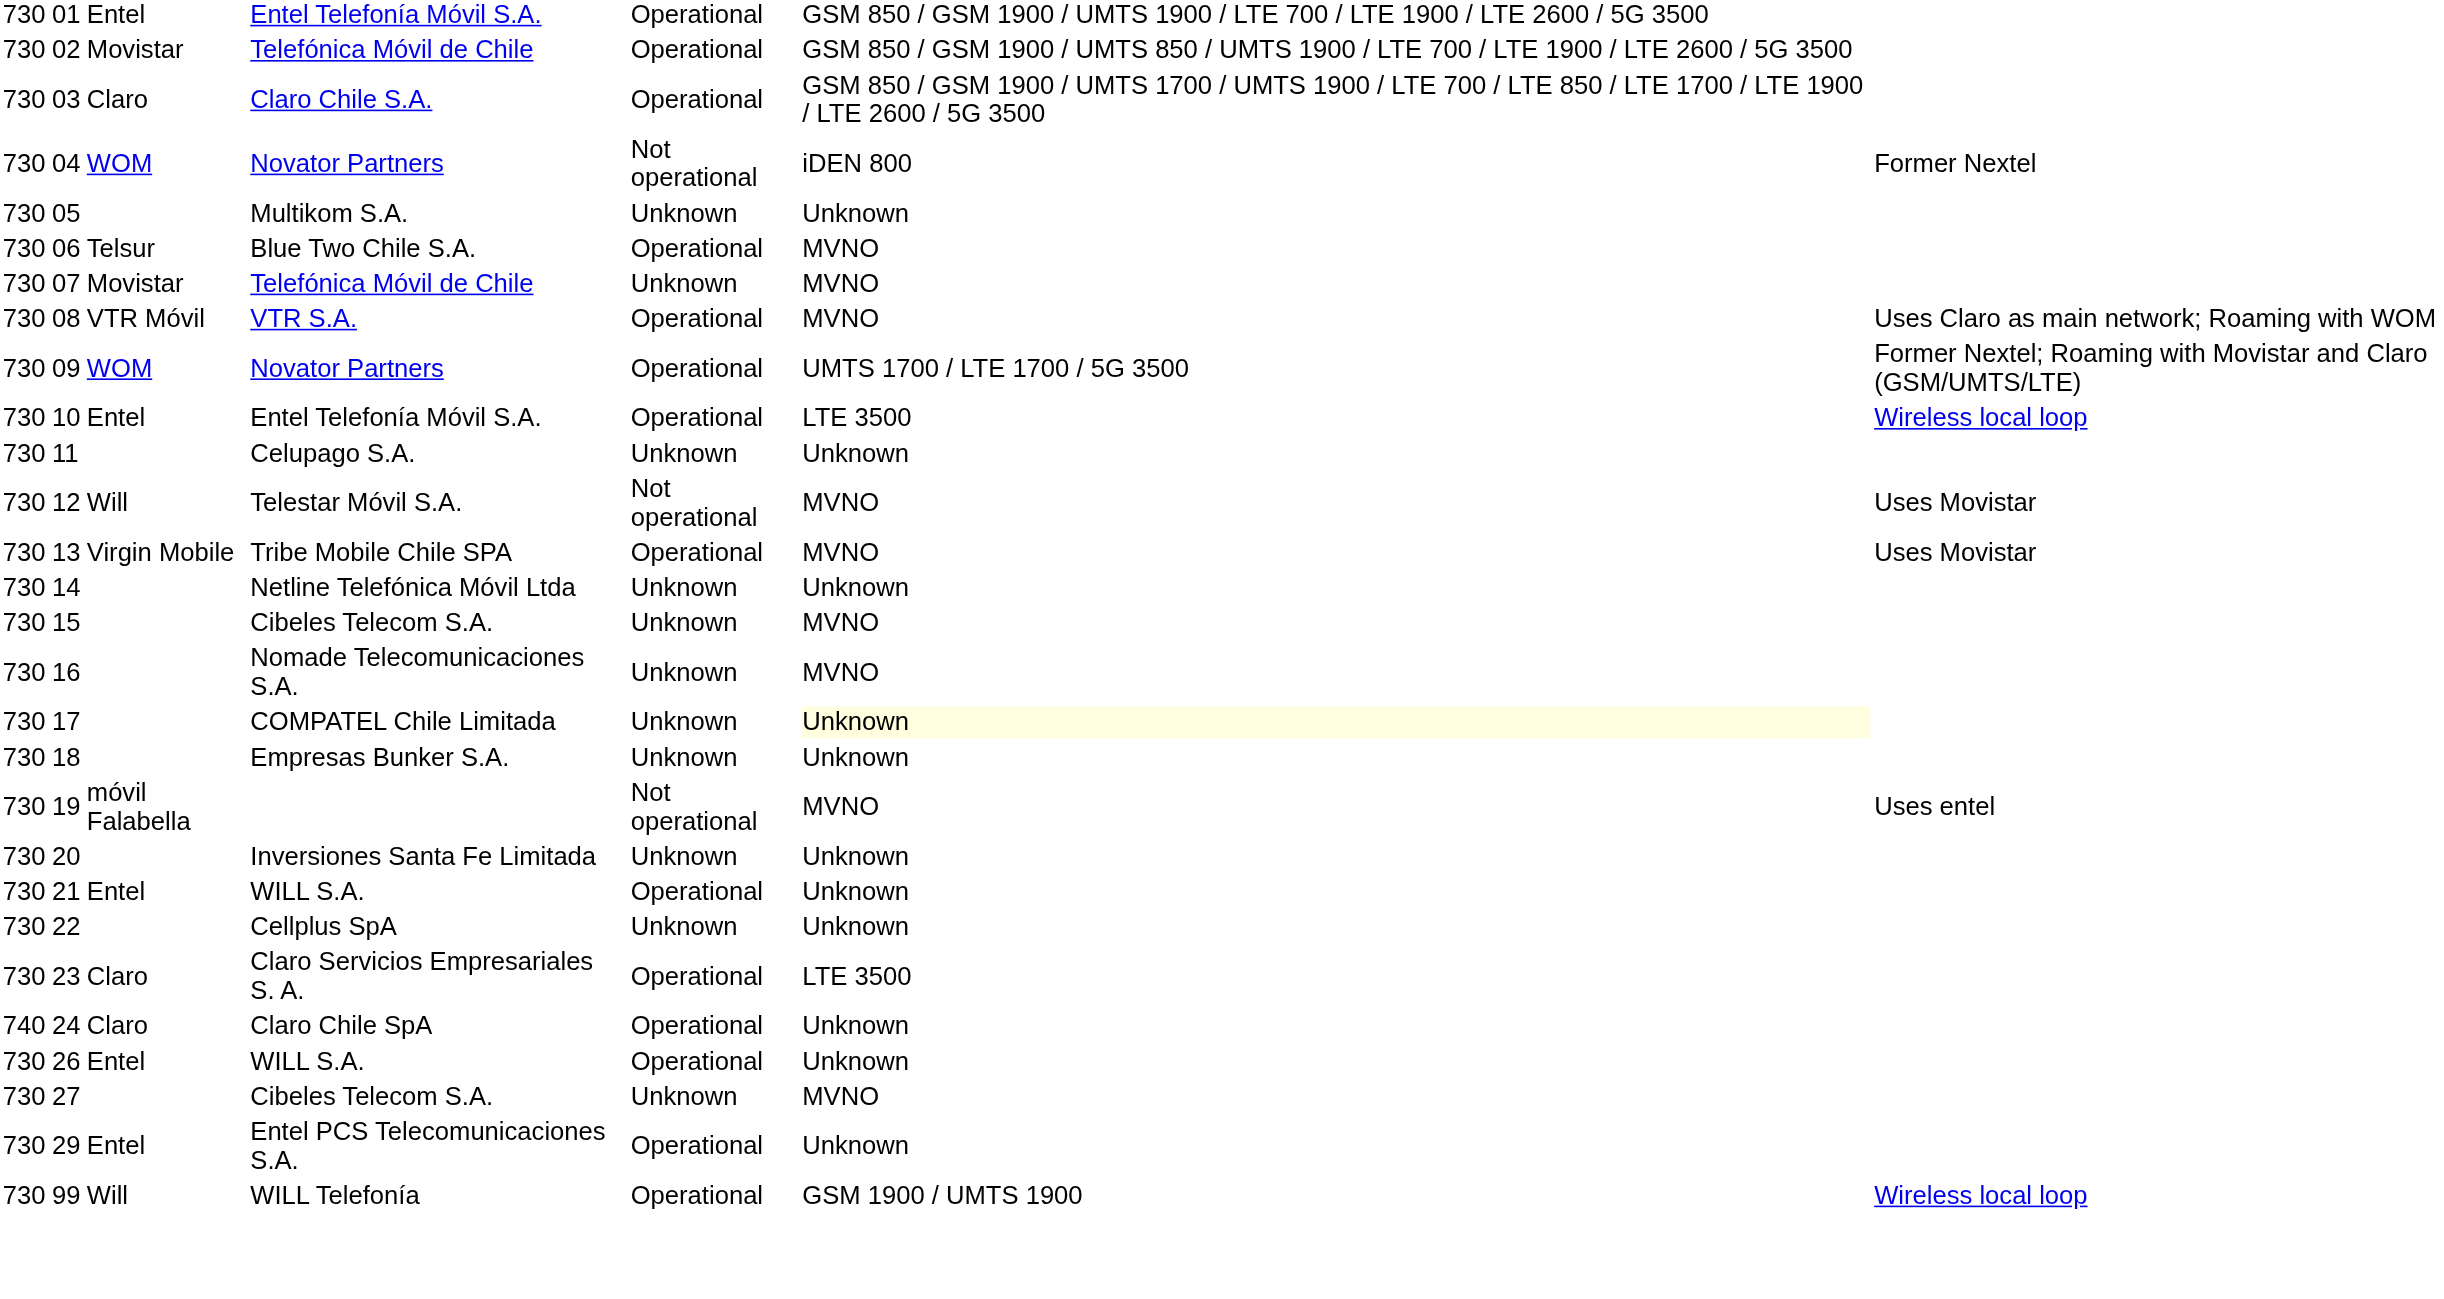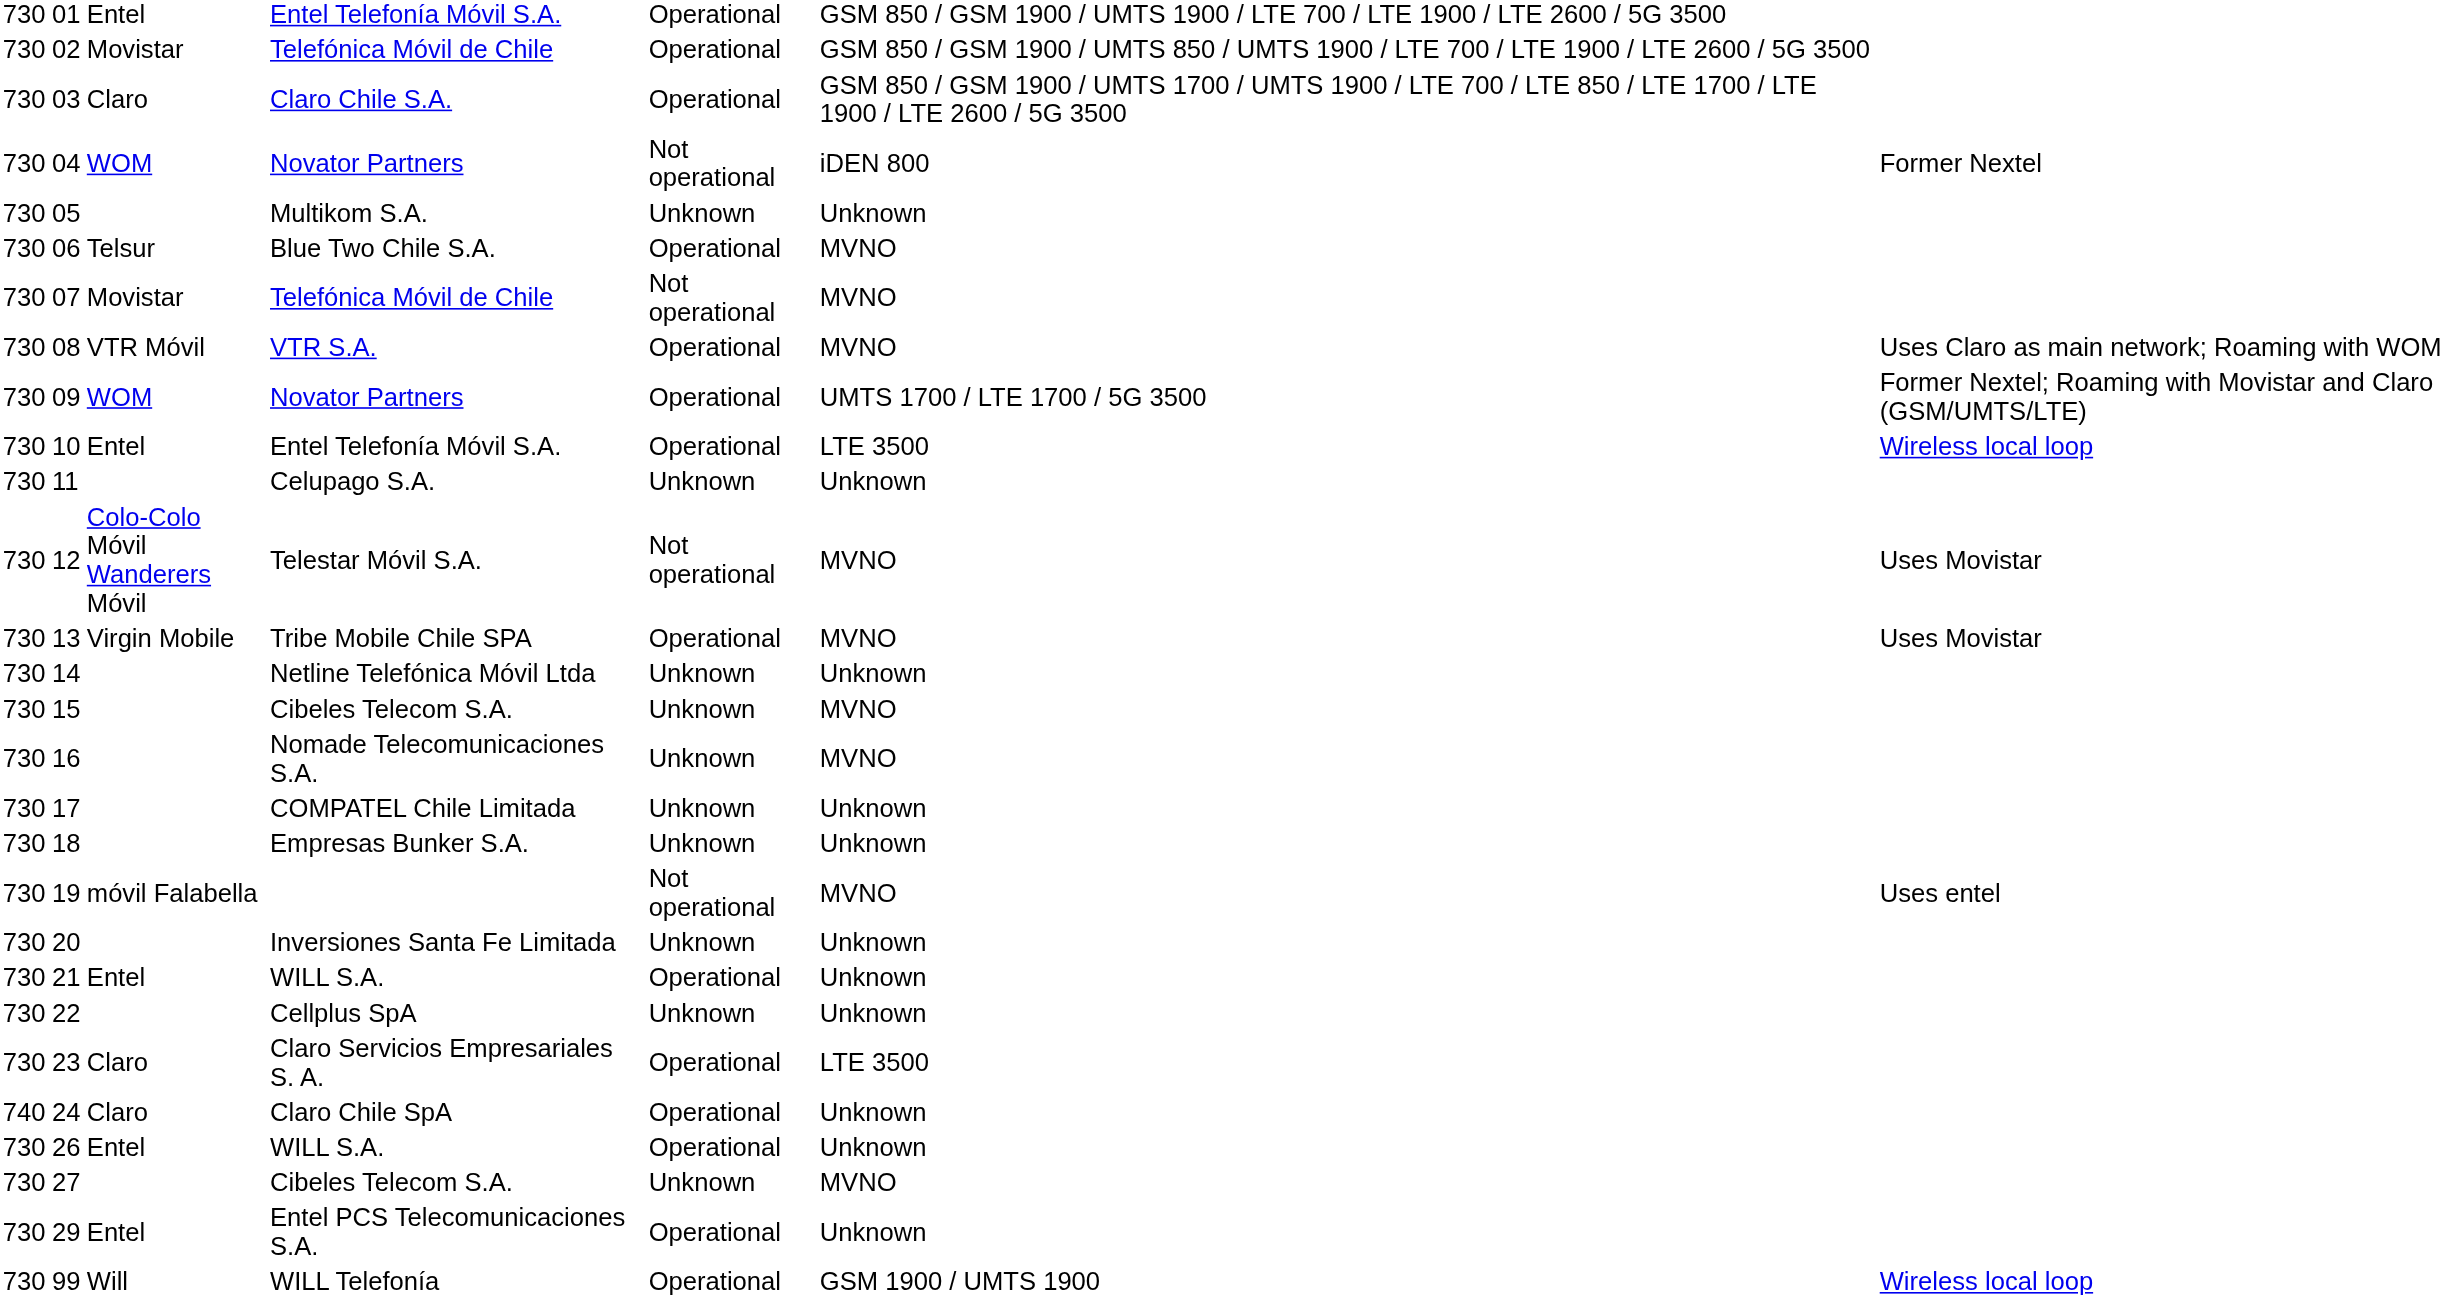(684, 283) Unknown -> (712, 298) Not operational
(107, 502) Will -> (149, 560) Colo-Colo Móvil Wanderers Móvil
(856, 722) lightyellow background -> (873, 808) no background
